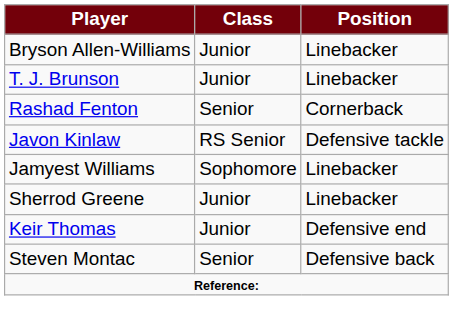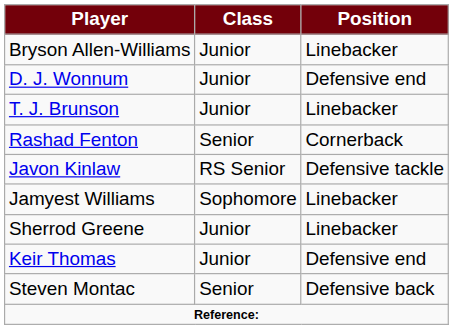+ row: (69, 79)
